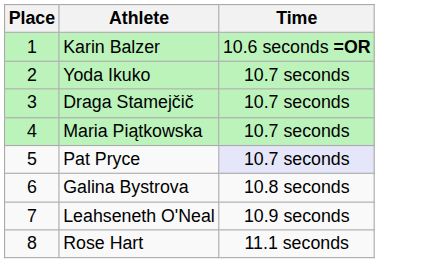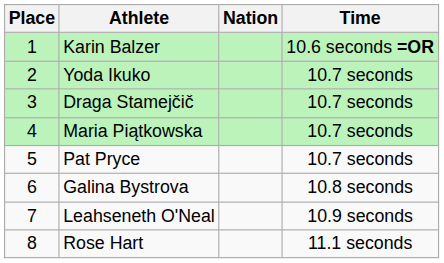+ column: (251, 18)
(297, 159) lavender background -> (360, 159) no background
